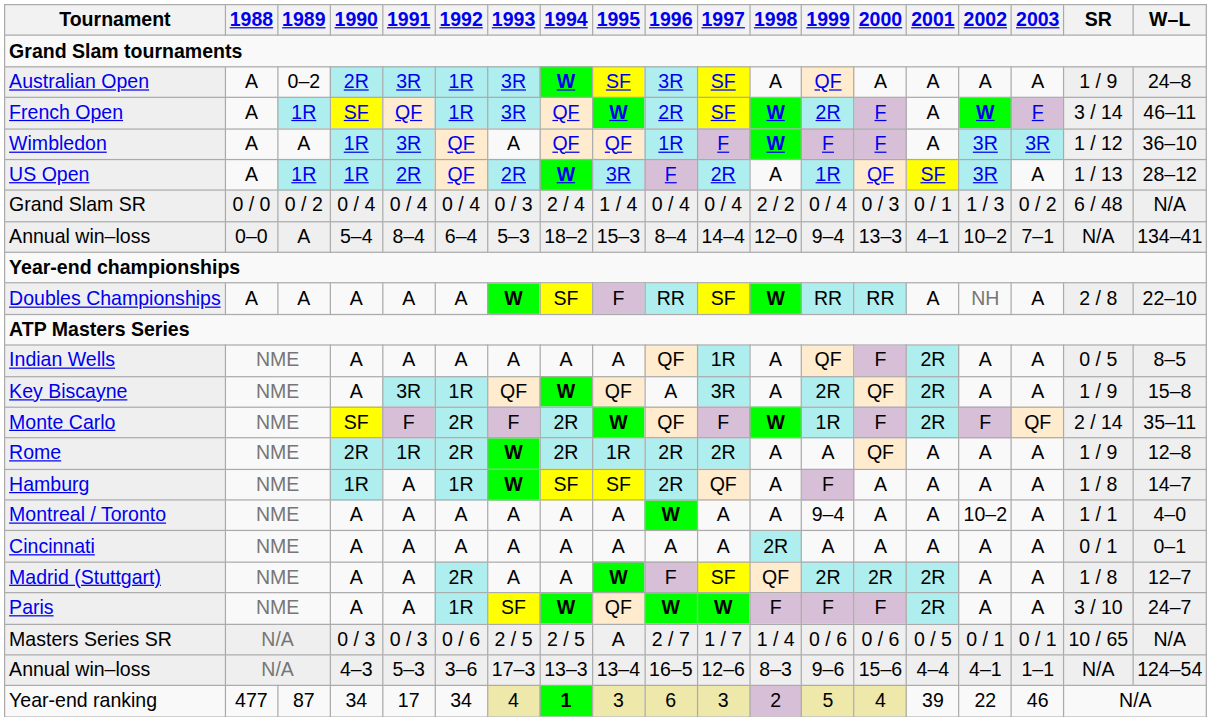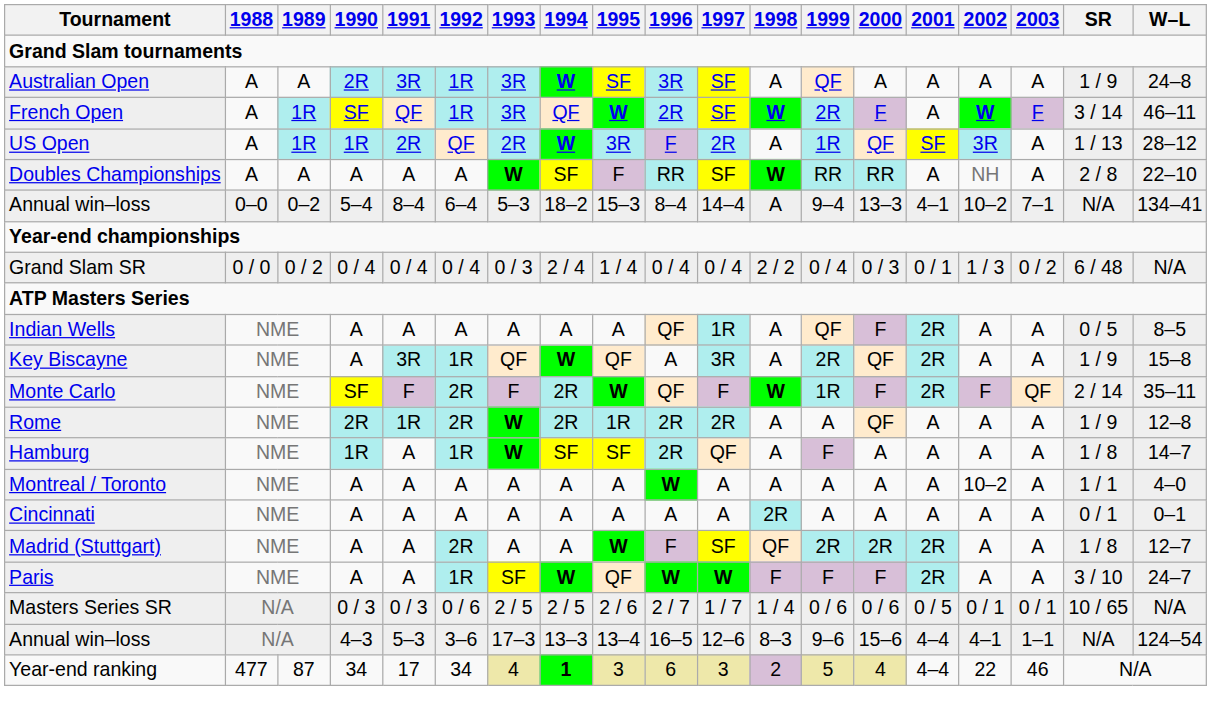(304, 81) 0–2 -> (304, 81) A
- row: (58, 143)
rows swapped: (77, 205) <-> (115, 298)
(304, 236) A -> (304, 205) 0–2
(776, 236) 12–0 -> (776, 205) A
(828, 515) 9–4 -> (828, 484) A
(618, 639) A -> (618, 608) 2 / 6
(933, 701) 39 -> (933, 670) 4–4
